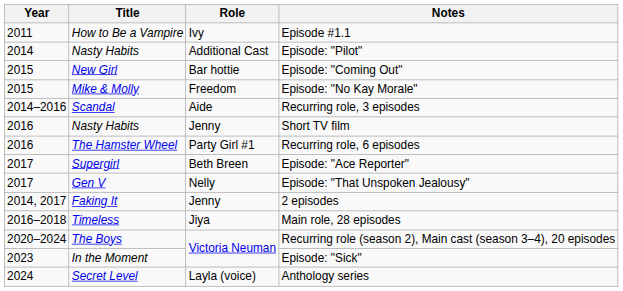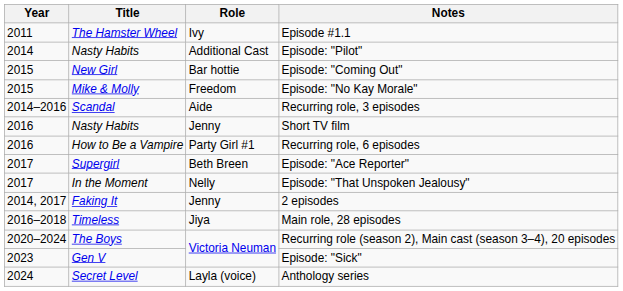(128, 32) How to Be a Vampire -> (124, 32) The Hamster Wheel
(124, 145) The Hamster Wheel -> (128, 145) How to Be a Vampire
(89, 182) Gen V -> (110, 182) In the Moment
(110, 257) In the Moment -> (89, 257) Gen V
